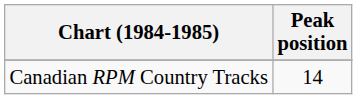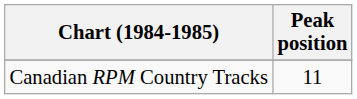(312, 76) 14 -> (312, 76) 11
